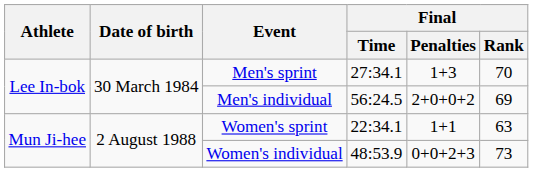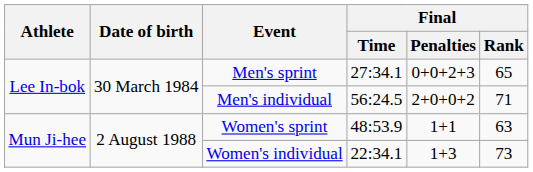(443, 72) 1+3 -> (443, 72) 0+0+2+3
(504, 72) 70 -> (504, 72) 65
(504, 99) 69 -> (504, 99) 71
(376, 126) 22:34.1 -> (376, 126) 48:53.9
(376, 153) 48:53.9 -> (376, 153) 22:34.1
(443, 153) 0+0+2+3 -> (443, 153) 1+3
